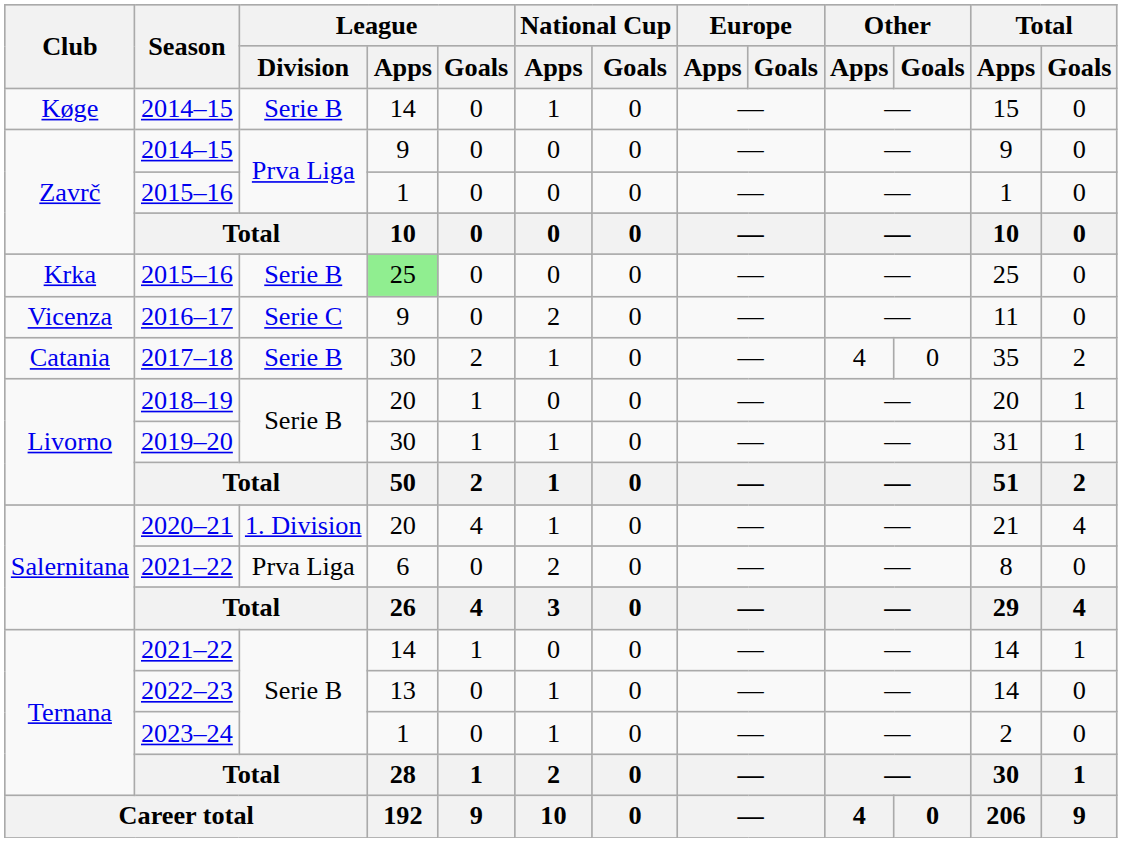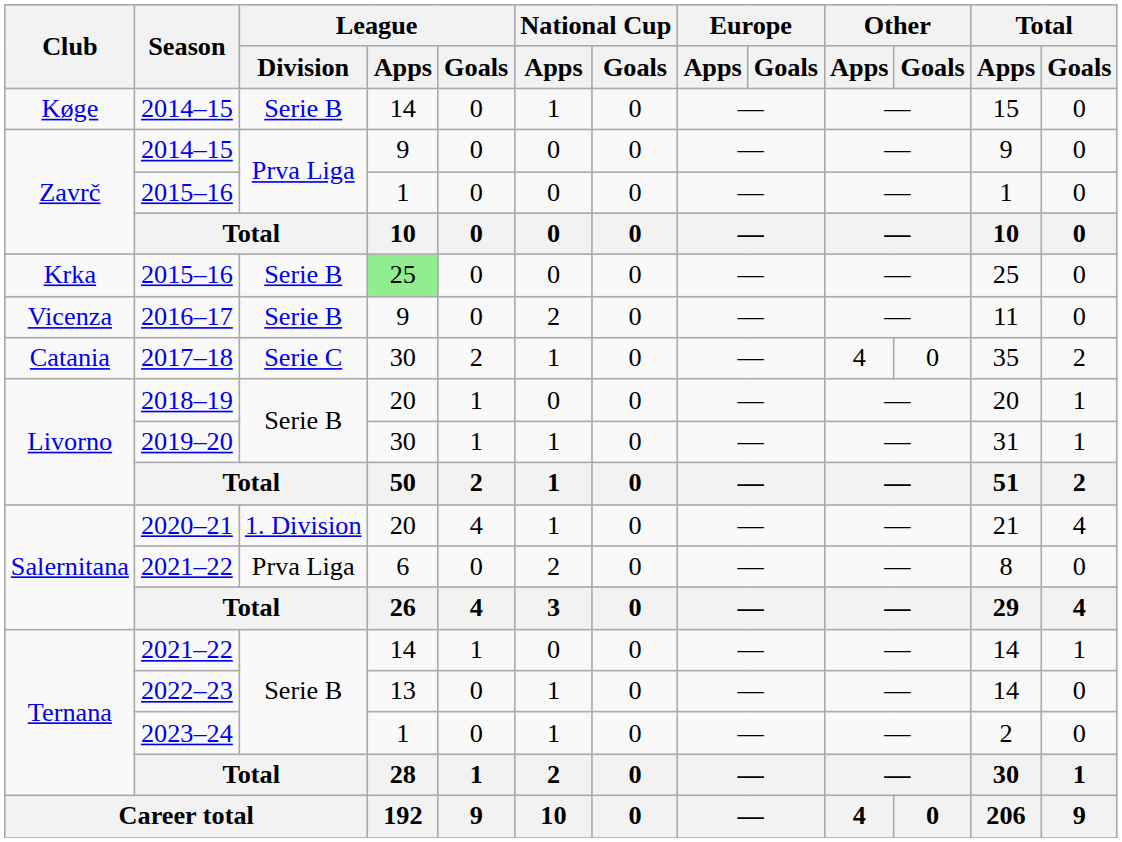(303, 316) Serie C -> (303, 316) Serie B
(303, 358) Serie B -> (303, 358) Serie C
